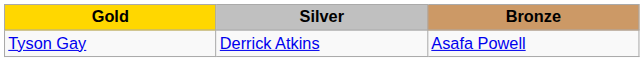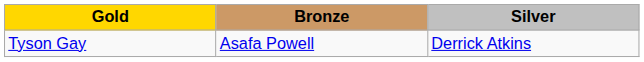columns swapped: (322, 17) <-> (533, 17)
